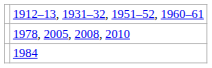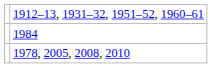rows swapped: (71, 33) <-> (25, 53)
